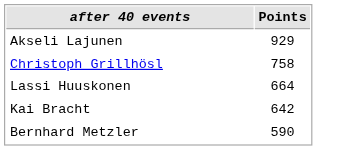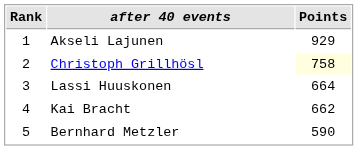+ column: (26, 17)
(283, 64) no background -> (323, 64) lightyellow background
(283, 110) 642 -> (323, 110) 662
